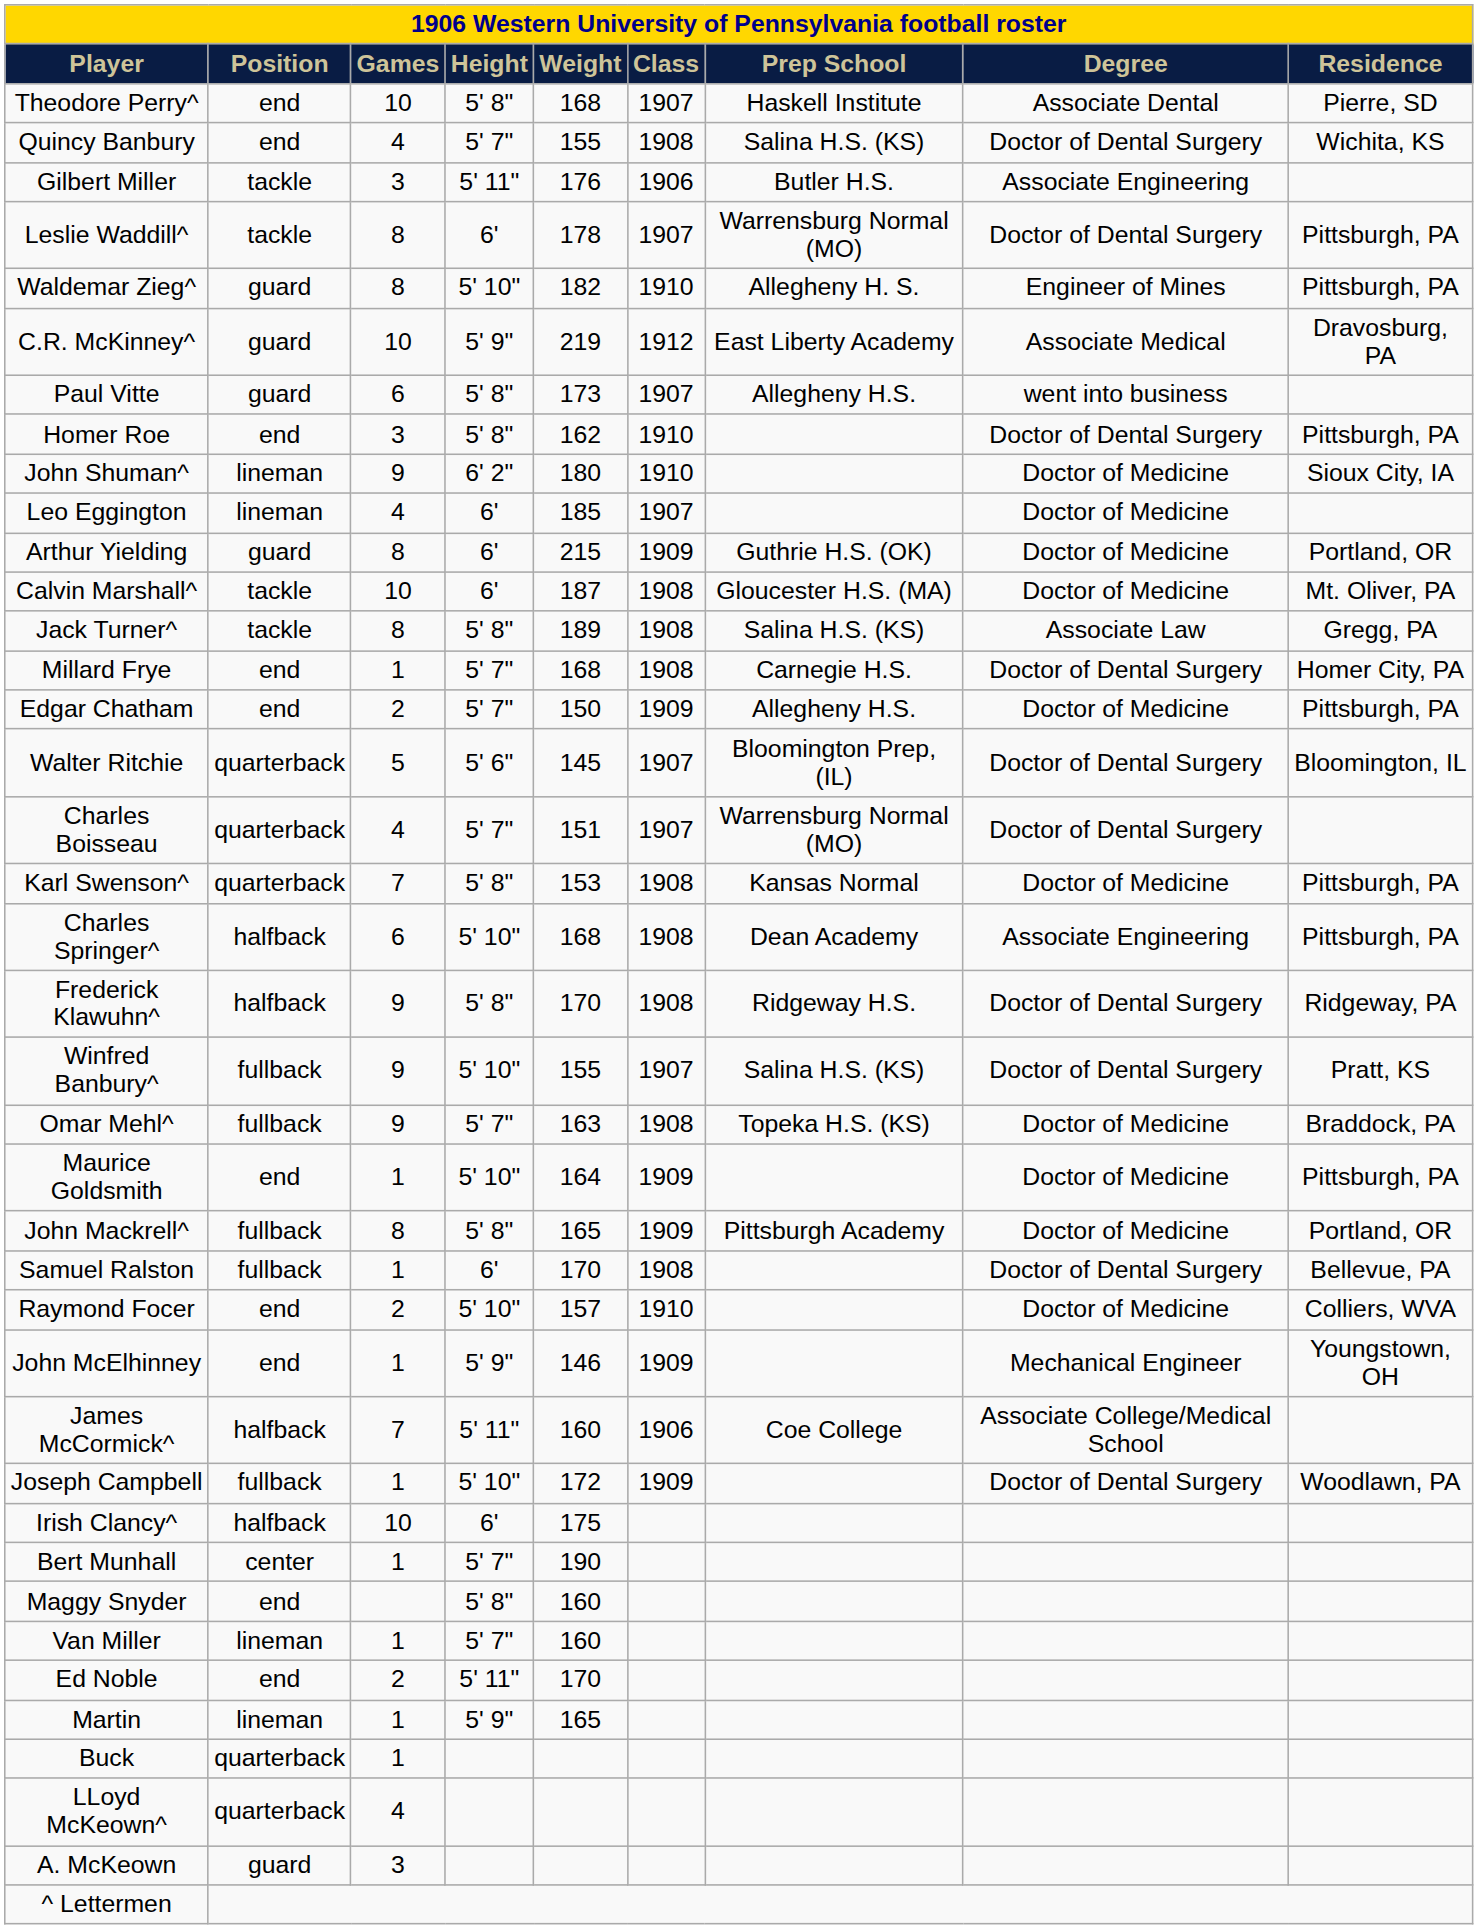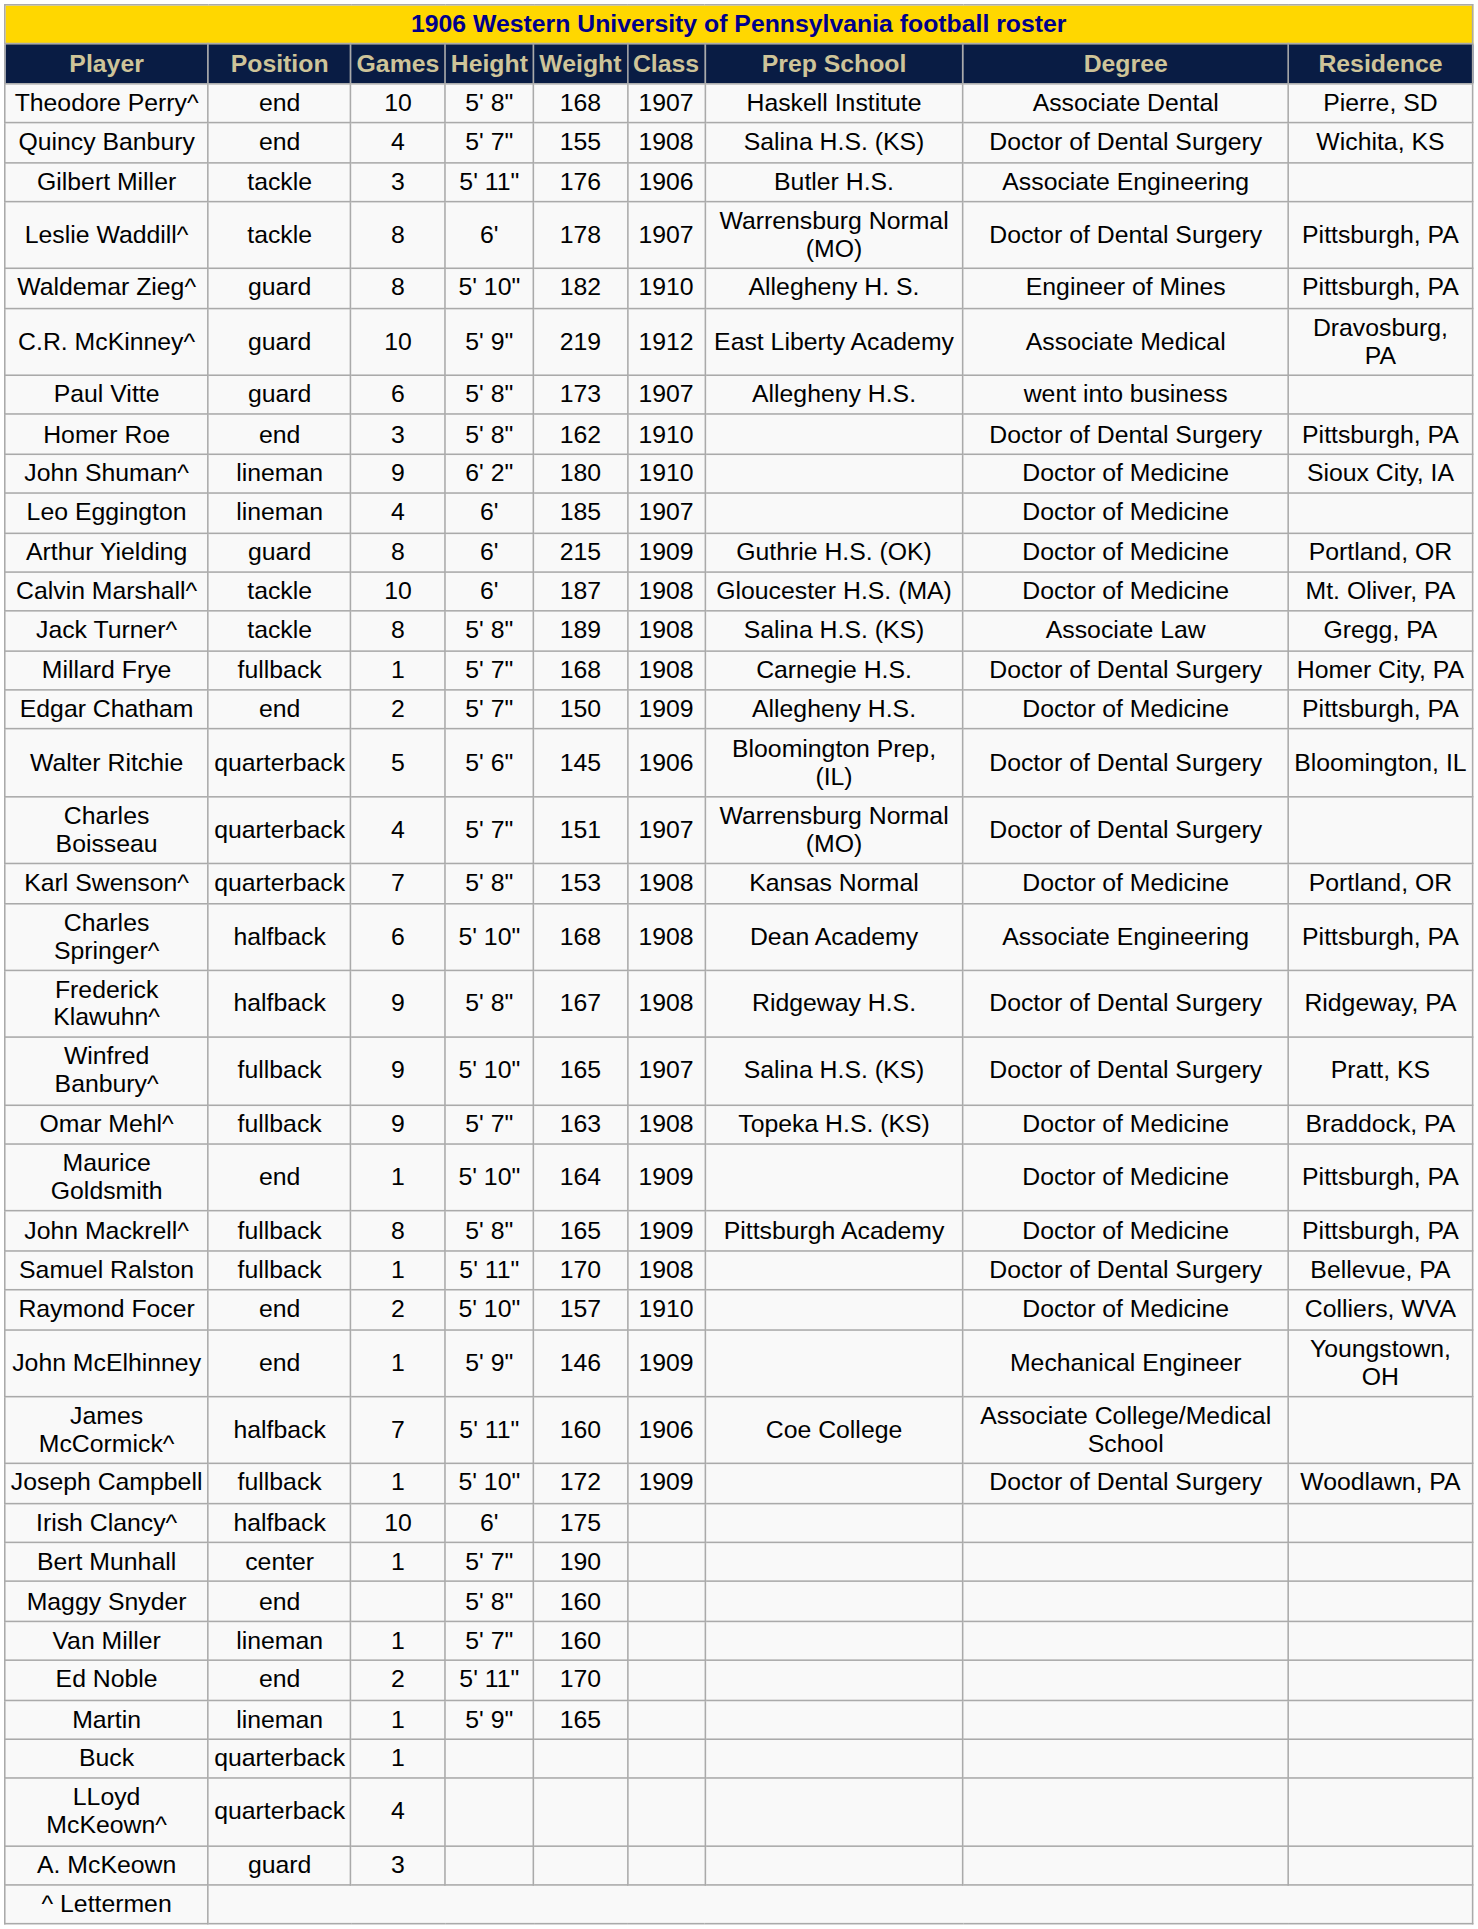(280, 669) end -> (280, 669) fullback
(666, 762) 1907 -> (666, 762) 1906
(1380, 883) Pittsburgh, PA -> (1380, 883) Portland, OR
(580, 1003) 170 -> (580, 1003) 167
(580, 1070) 155 -> (580, 1070) 165
(1380, 1230) Portland, OR -> (1380, 1230) Pittsburgh, PA
(489, 1269) 6' -> (489, 1269) 5' 11"
